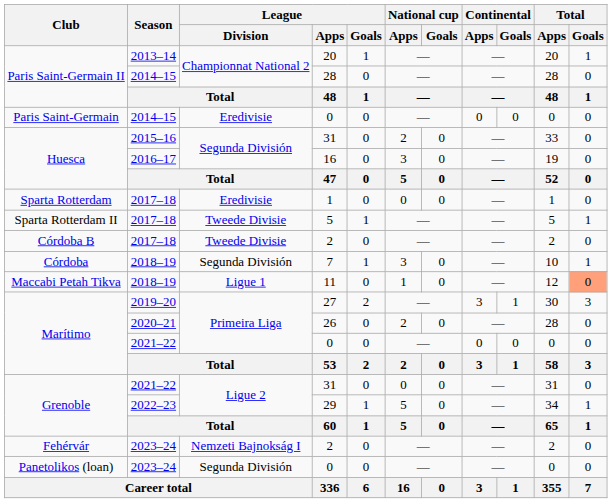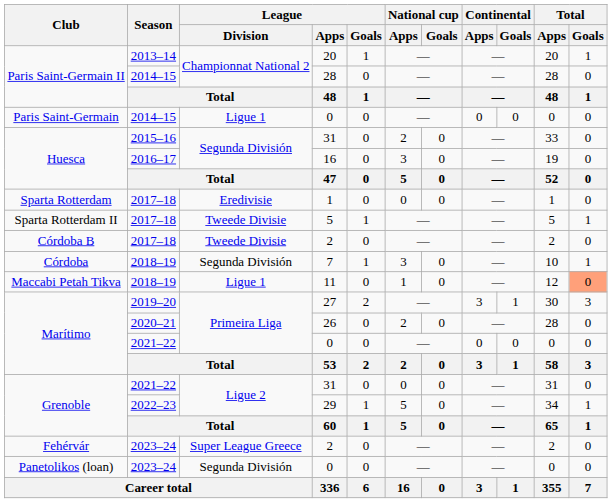(246, 117) Eredivisie -> (246, 117) Ligue 1
(246, 446) Nemzeti Bajnokság I -> (246, 446) Super League Greece
